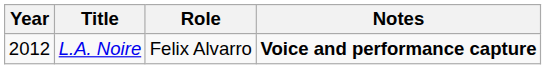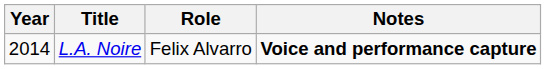(30, 48) 2012 -> (30, 48) 2014
